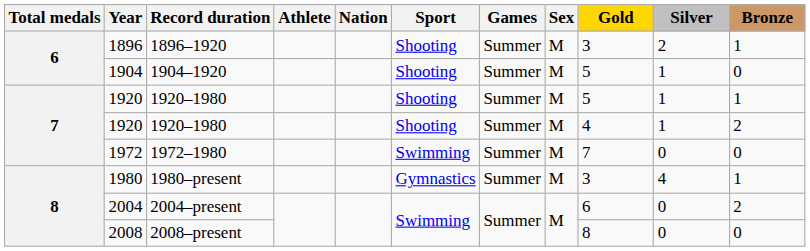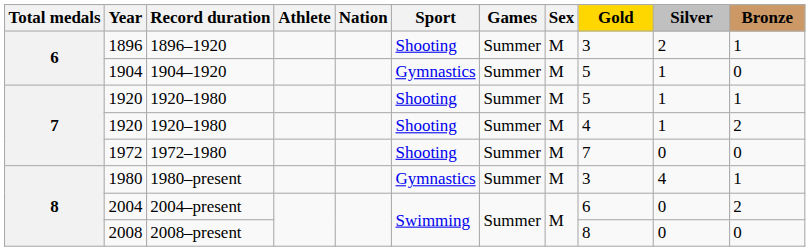(426, 71) Shooting -> (436, 71) Gymnastics
(433, 152) Swimming -> (426, 152) Shooting
